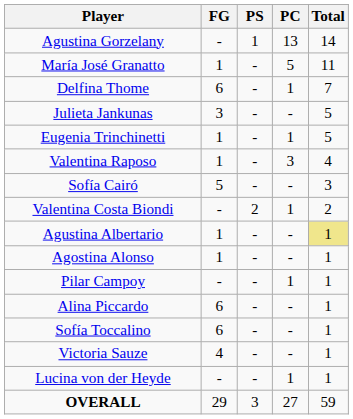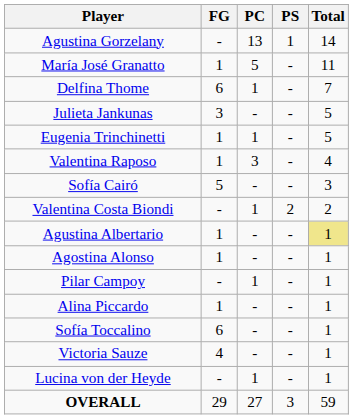columns swapped: (290, 16) <-> (255, 16)
(219, 305) 6 -> (219, 305) 1
